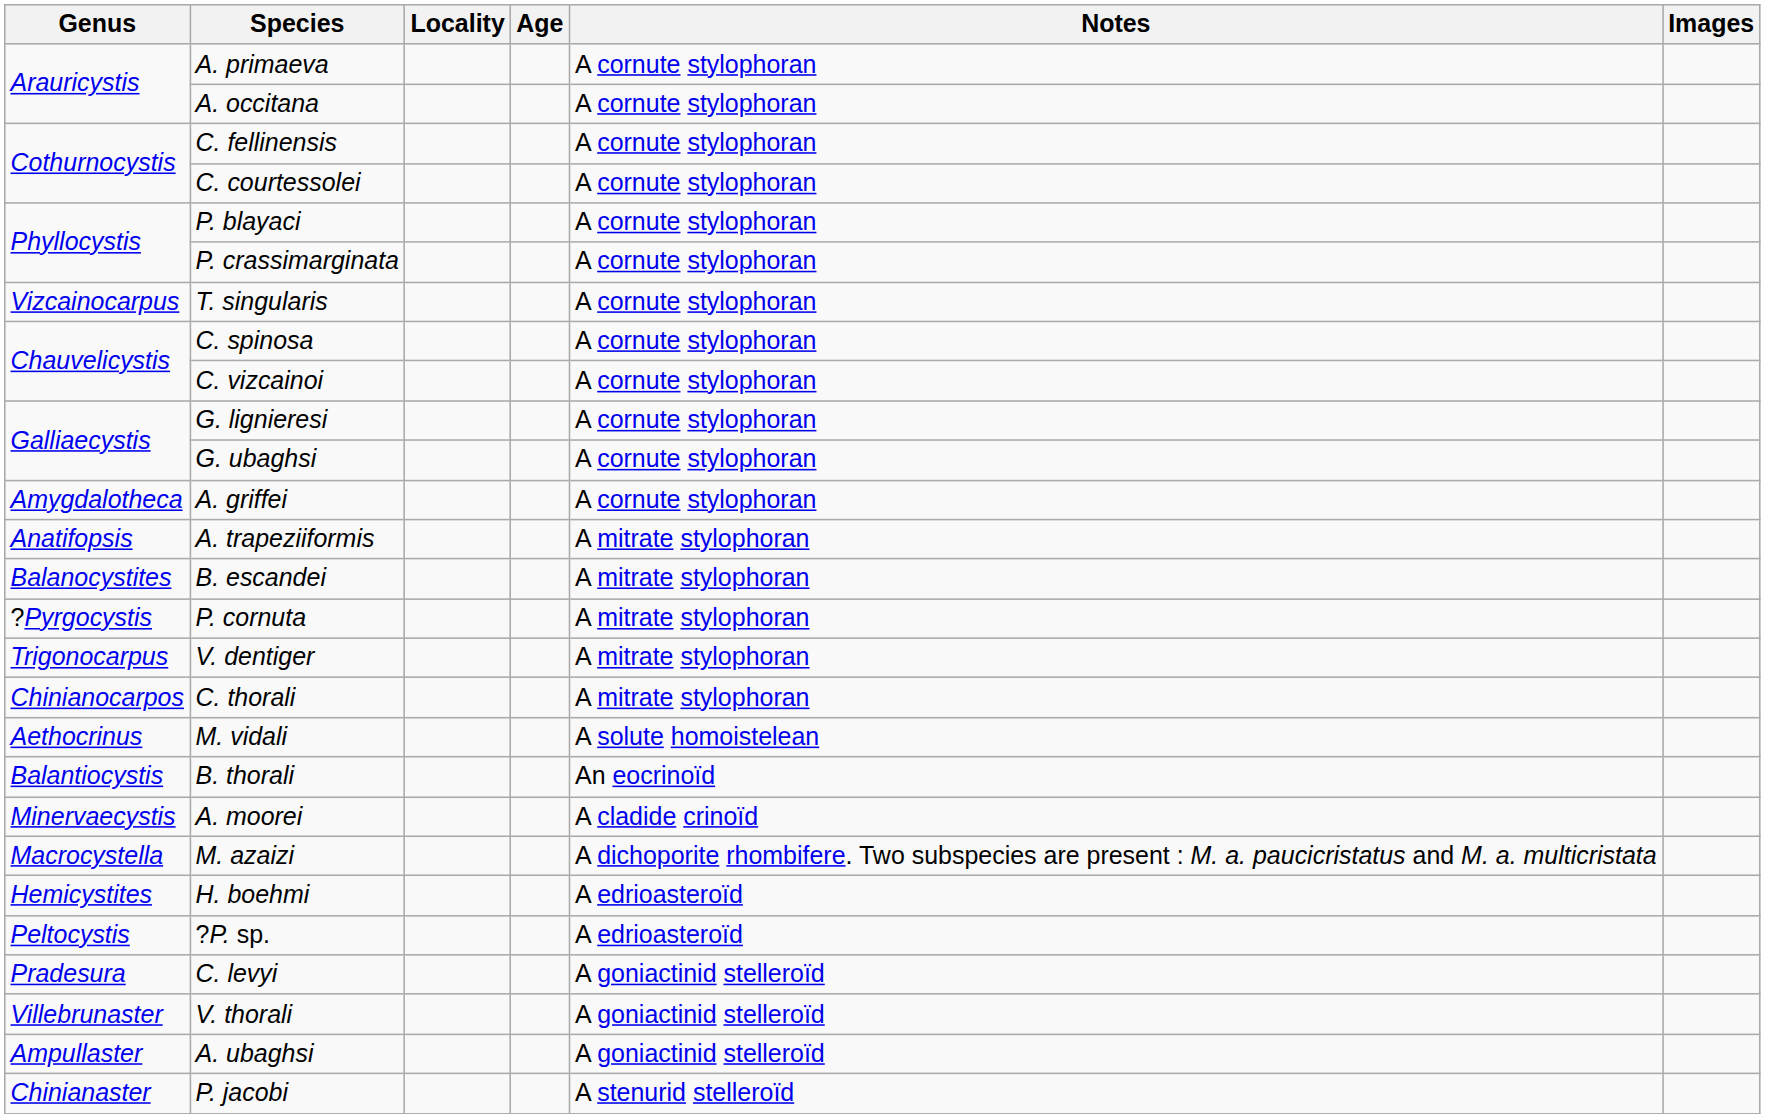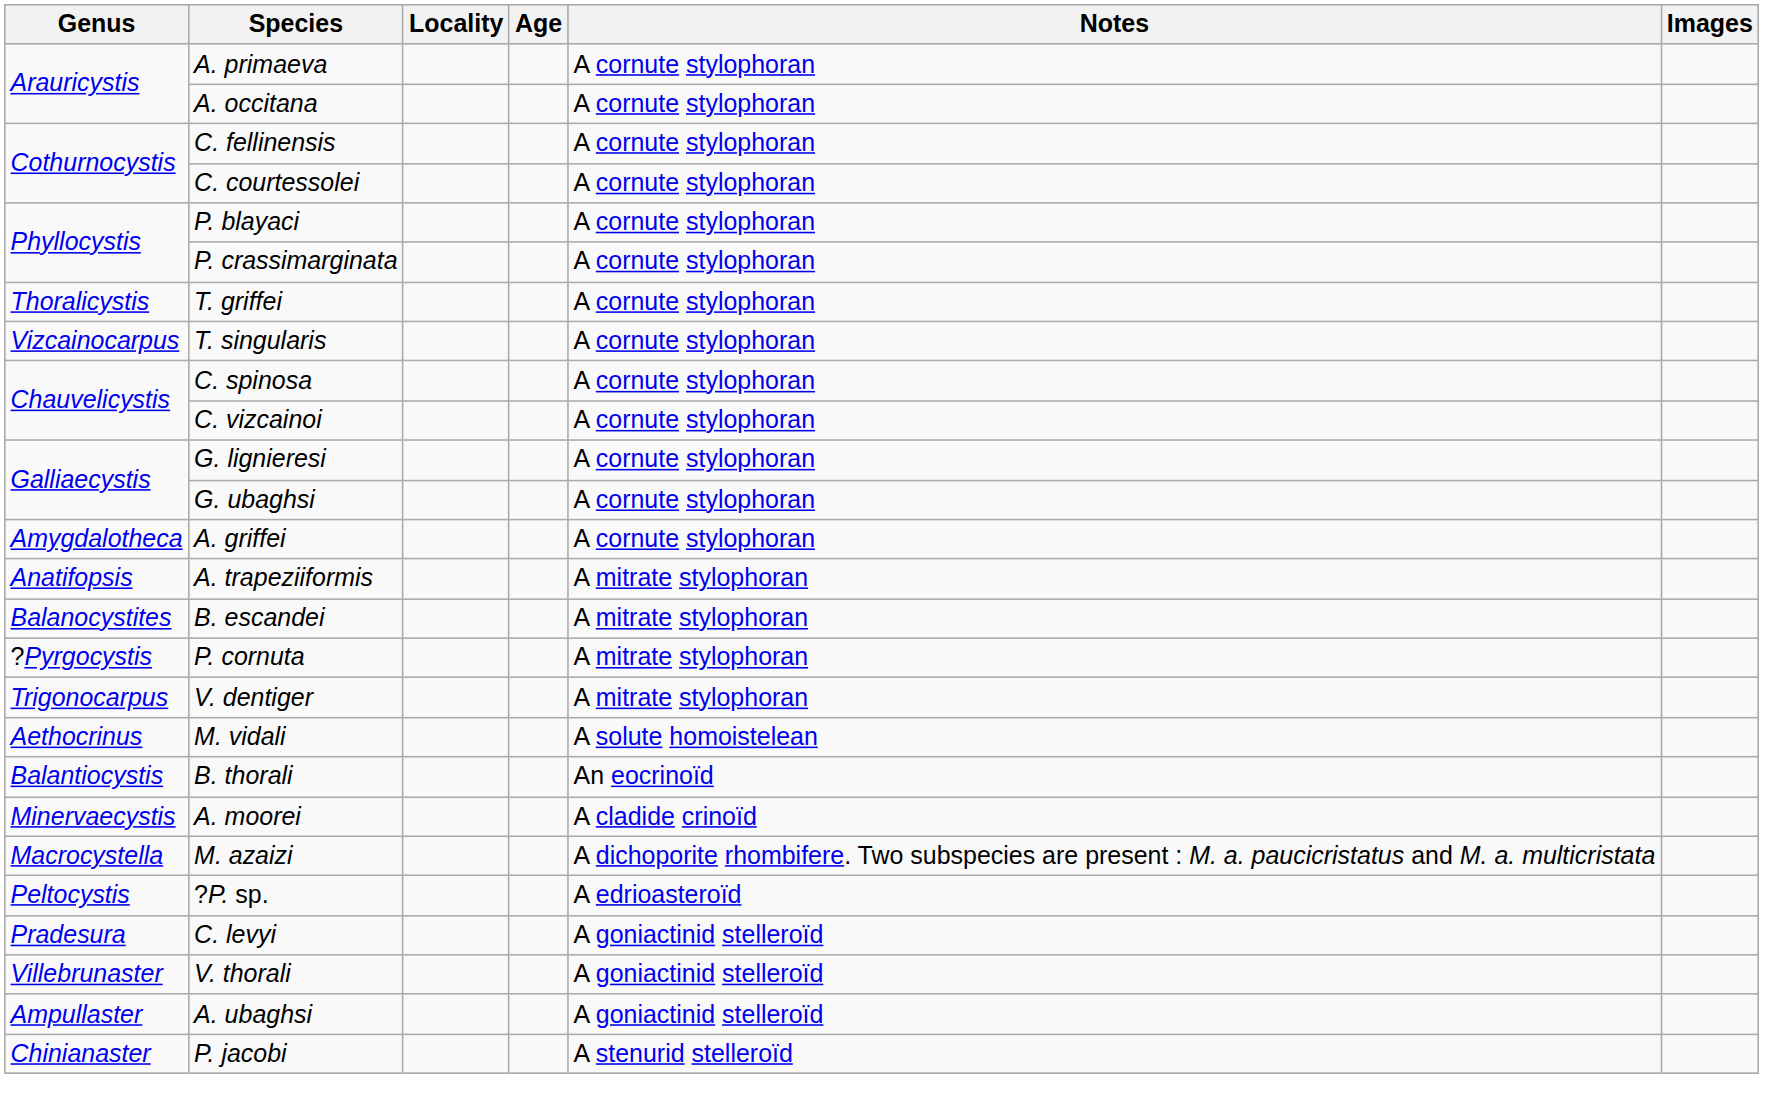+ row: (238, 301)
- row: (245, 697)
- row: (252, 895)
